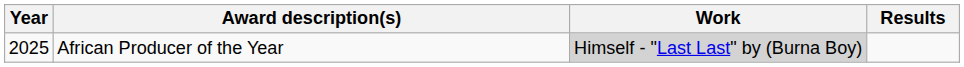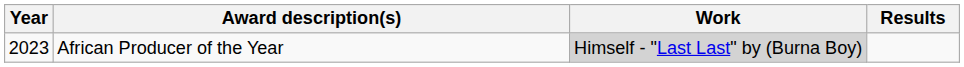(29, 47) 2025 -> (29, 47) 2023
